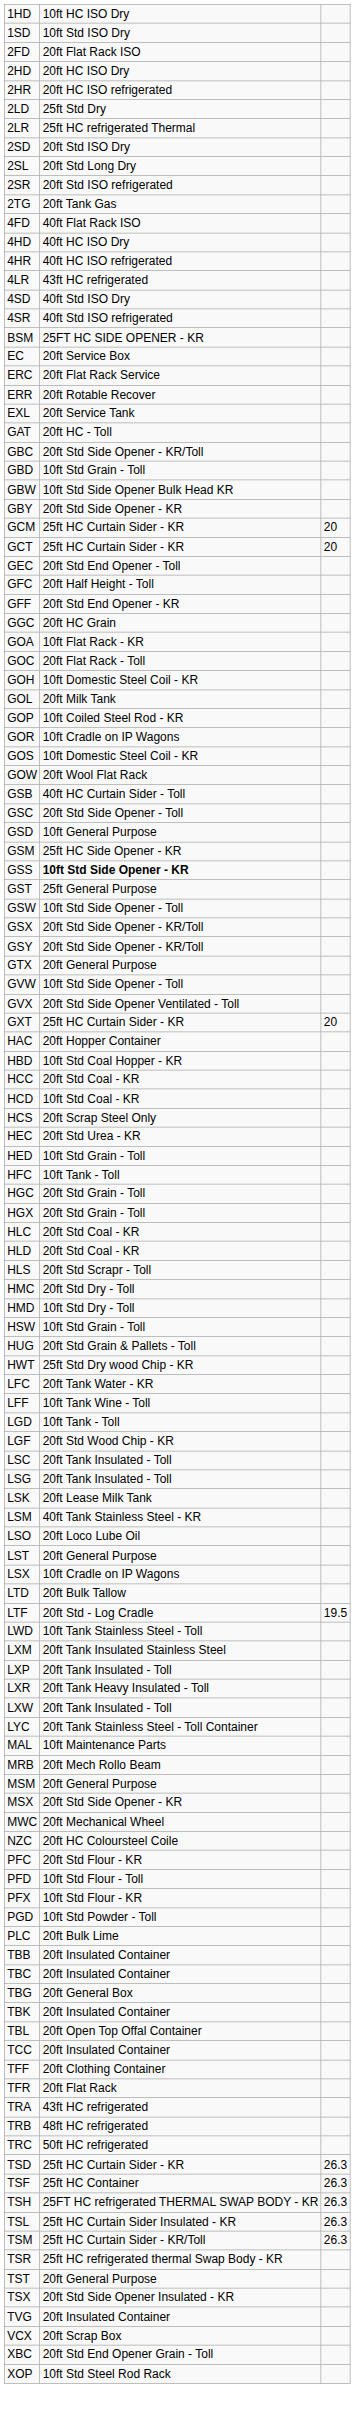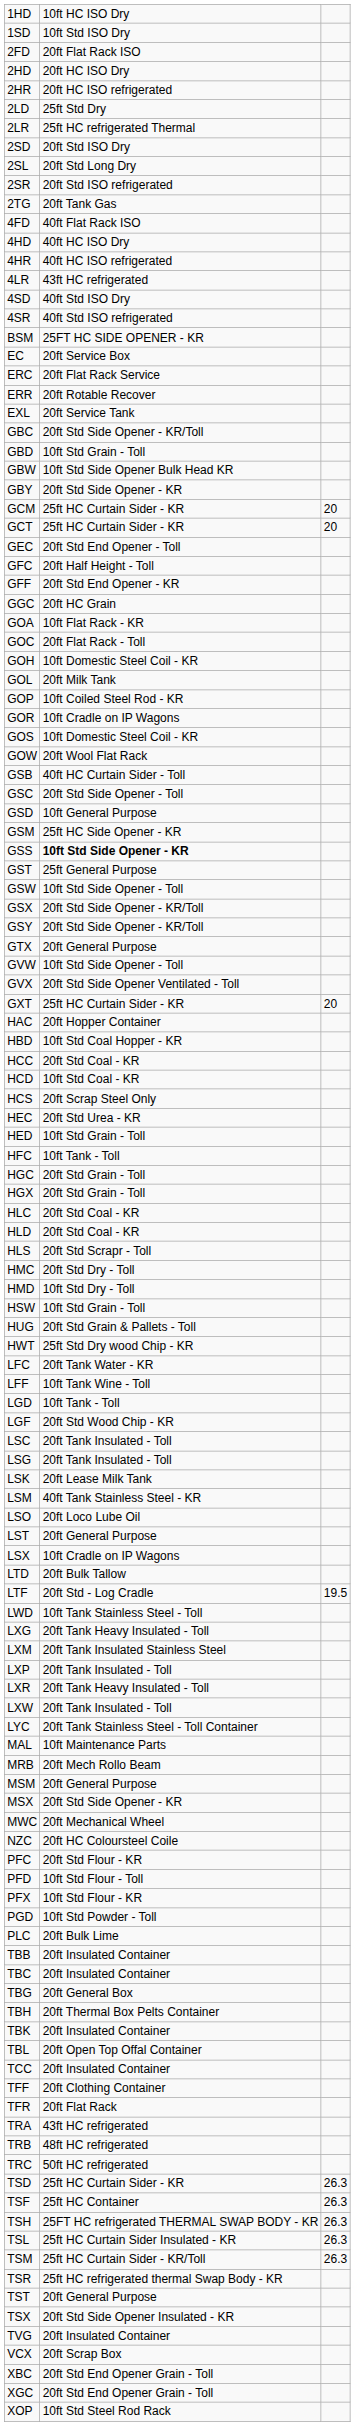- row: (19, 432)
+ row: (19, 1631)
+ row: (19, 2012)
+ row: (20, 2392)
